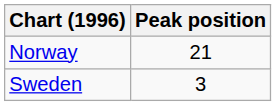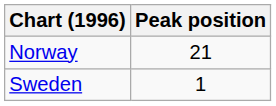(201, 84) 3 -> (201, 84) 1
